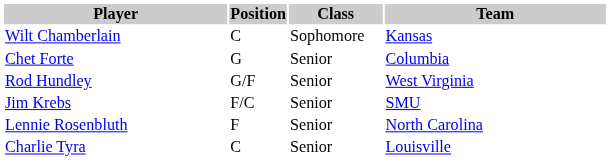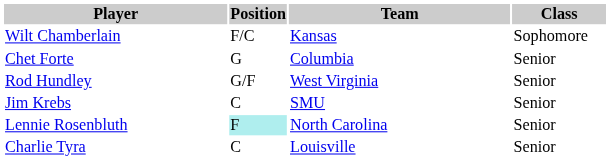columns swapped: (336, 14) <-> (495, 14)
(236, 36) C -> (242, 36) F/C
(242, 102) F/C -> (236, 102) C
(235, 125) no background -> (235, 125) paleturquoise background
